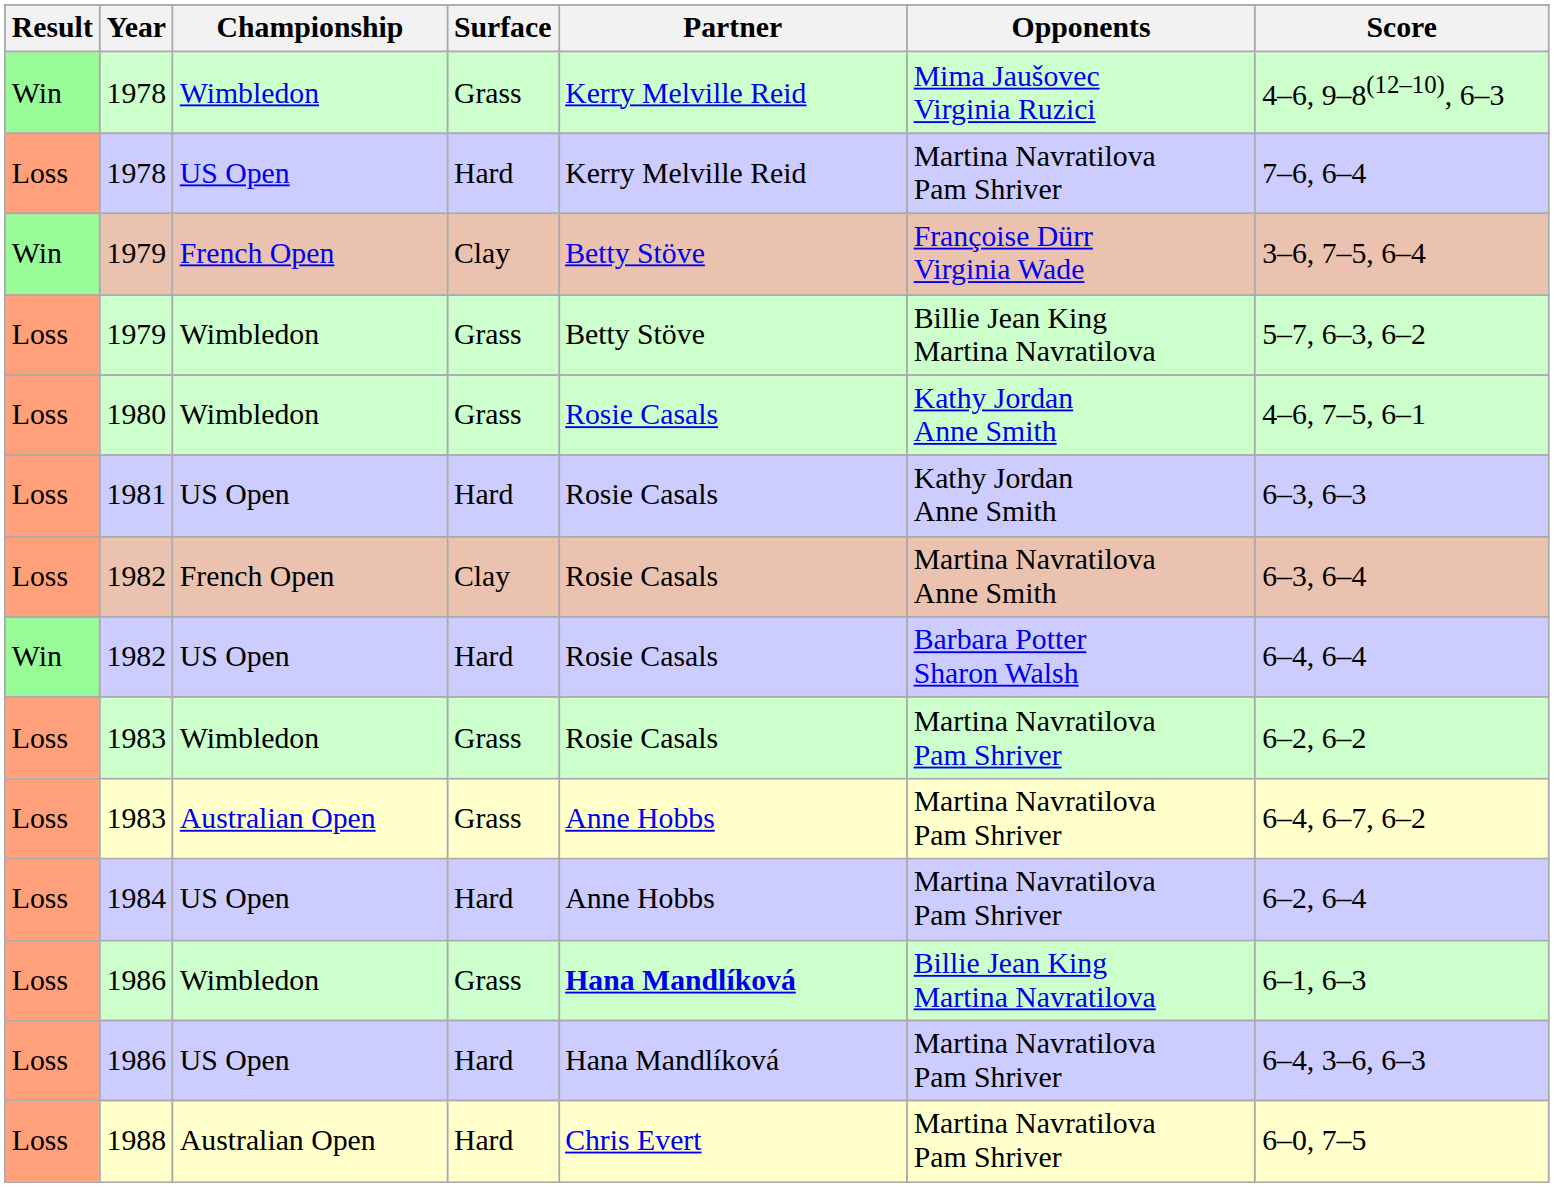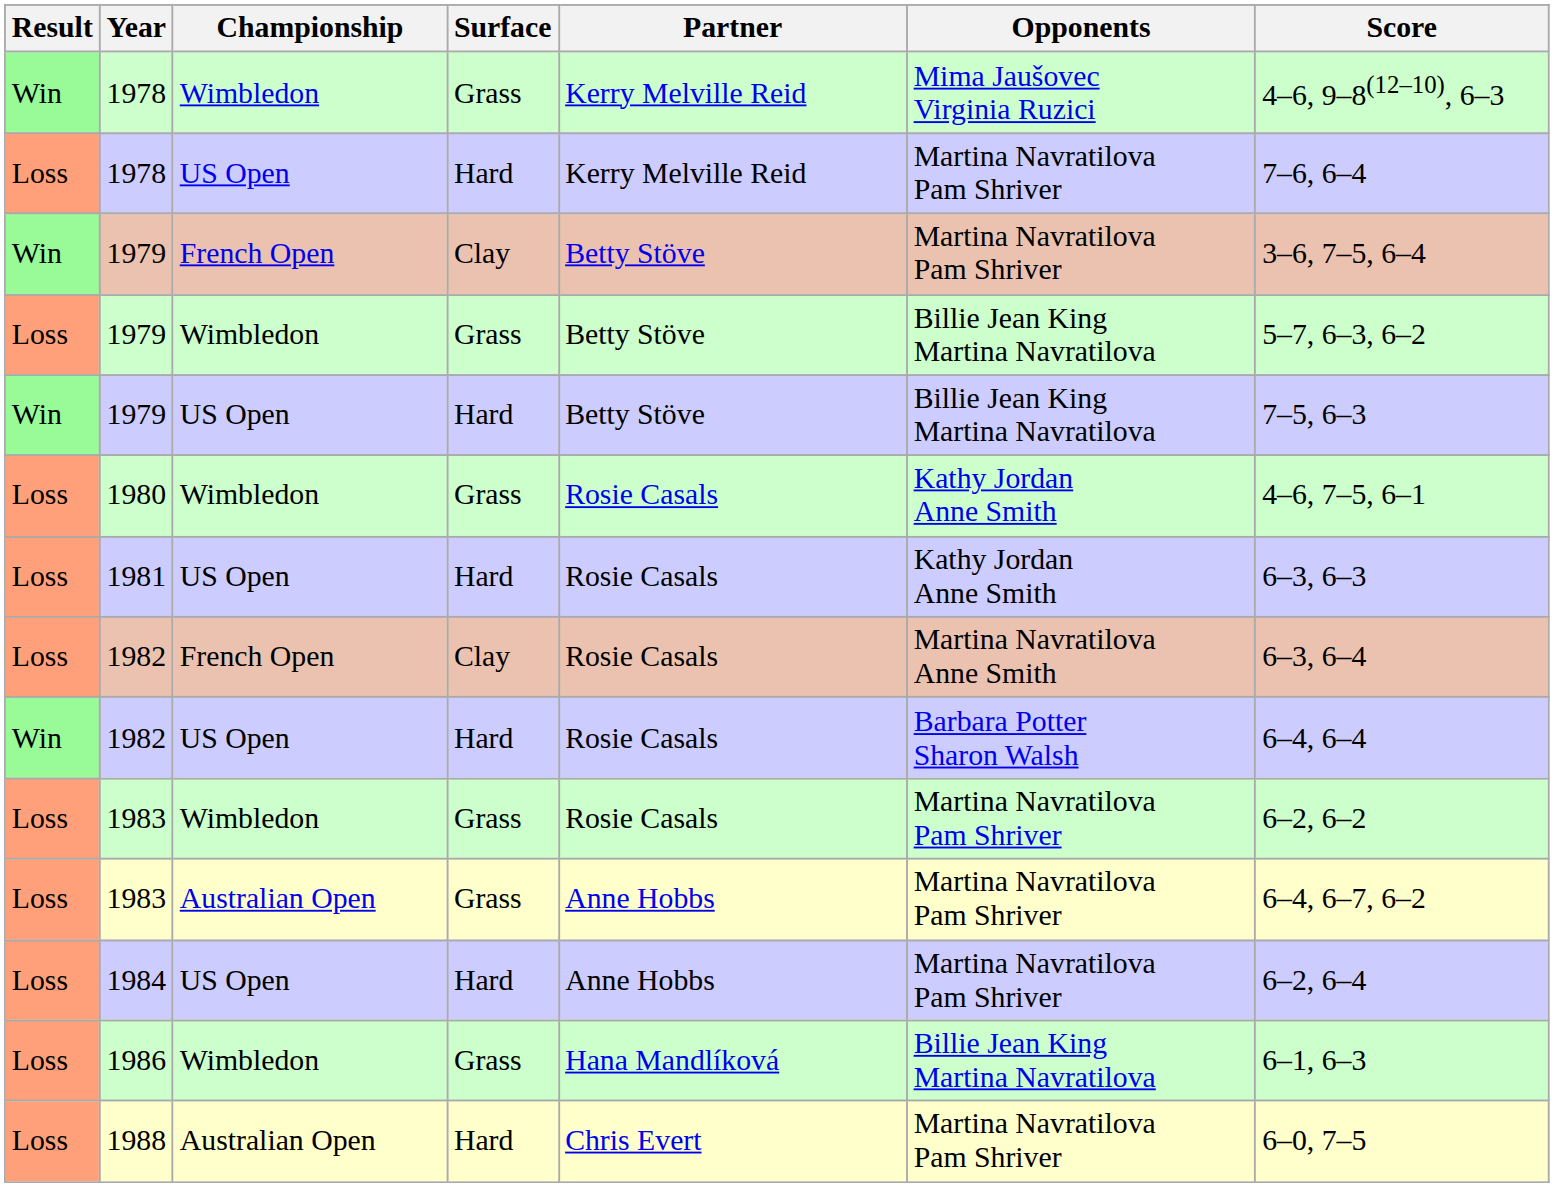(1003, 253) Françoise Dürr Virginia Wade -> (1035, 253) Martina Navratilova Pam Shriver
+ row: (136, 414)
(680, 979) bold -> (672, 1060) normal
- row: (136, 1060)
